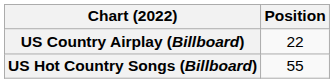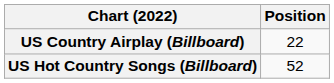(295, 66) 55 -> (295, 66) 52
